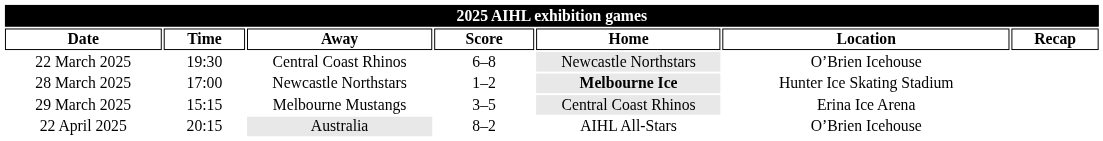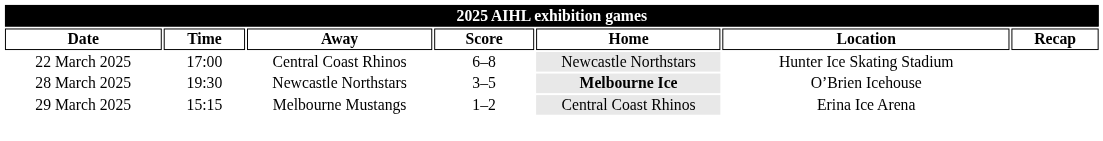(204, 61) 19:30 -> (204, 61) 17:00
(866, 61) O’Brien Icehouse -> (866, 61) Hunter Ice Skating Stadium
(204, 83) 17:00 -> (204, 83) 19:30
(484, 83) 1–2 -> (484, 83) 3–5
(866, 83) Hunter Ice Skating Stadium -> (866, 83) O’Brien Icehouse
(484, 104) 3–5 -> (484, 104) 1–2
- row: (83, 126)
